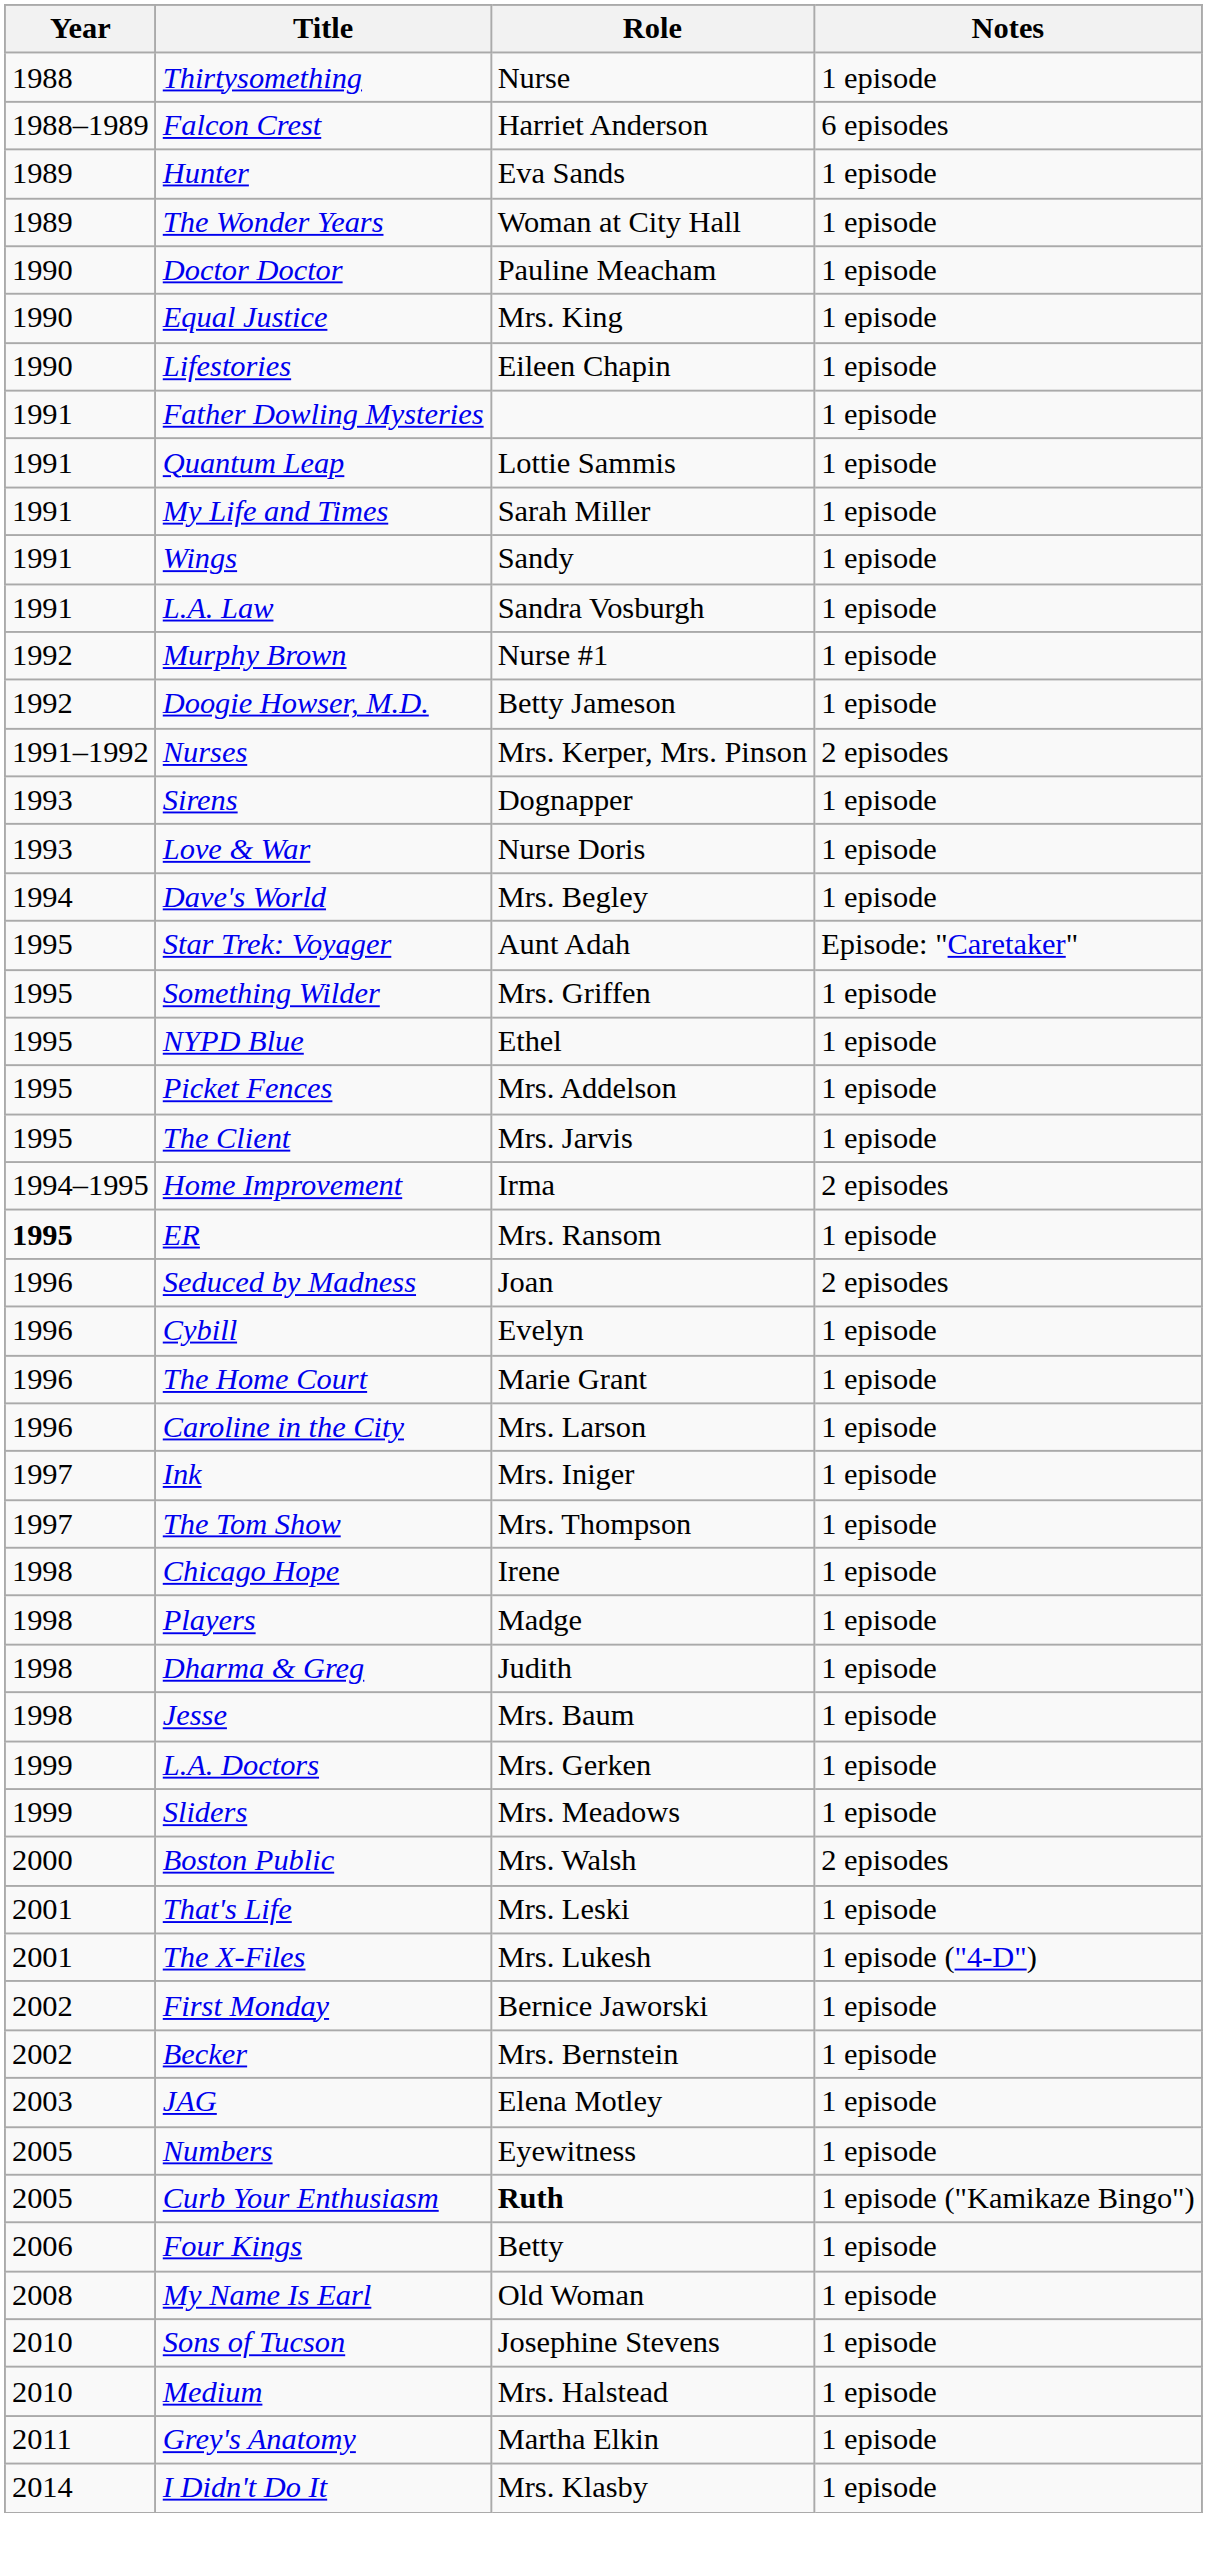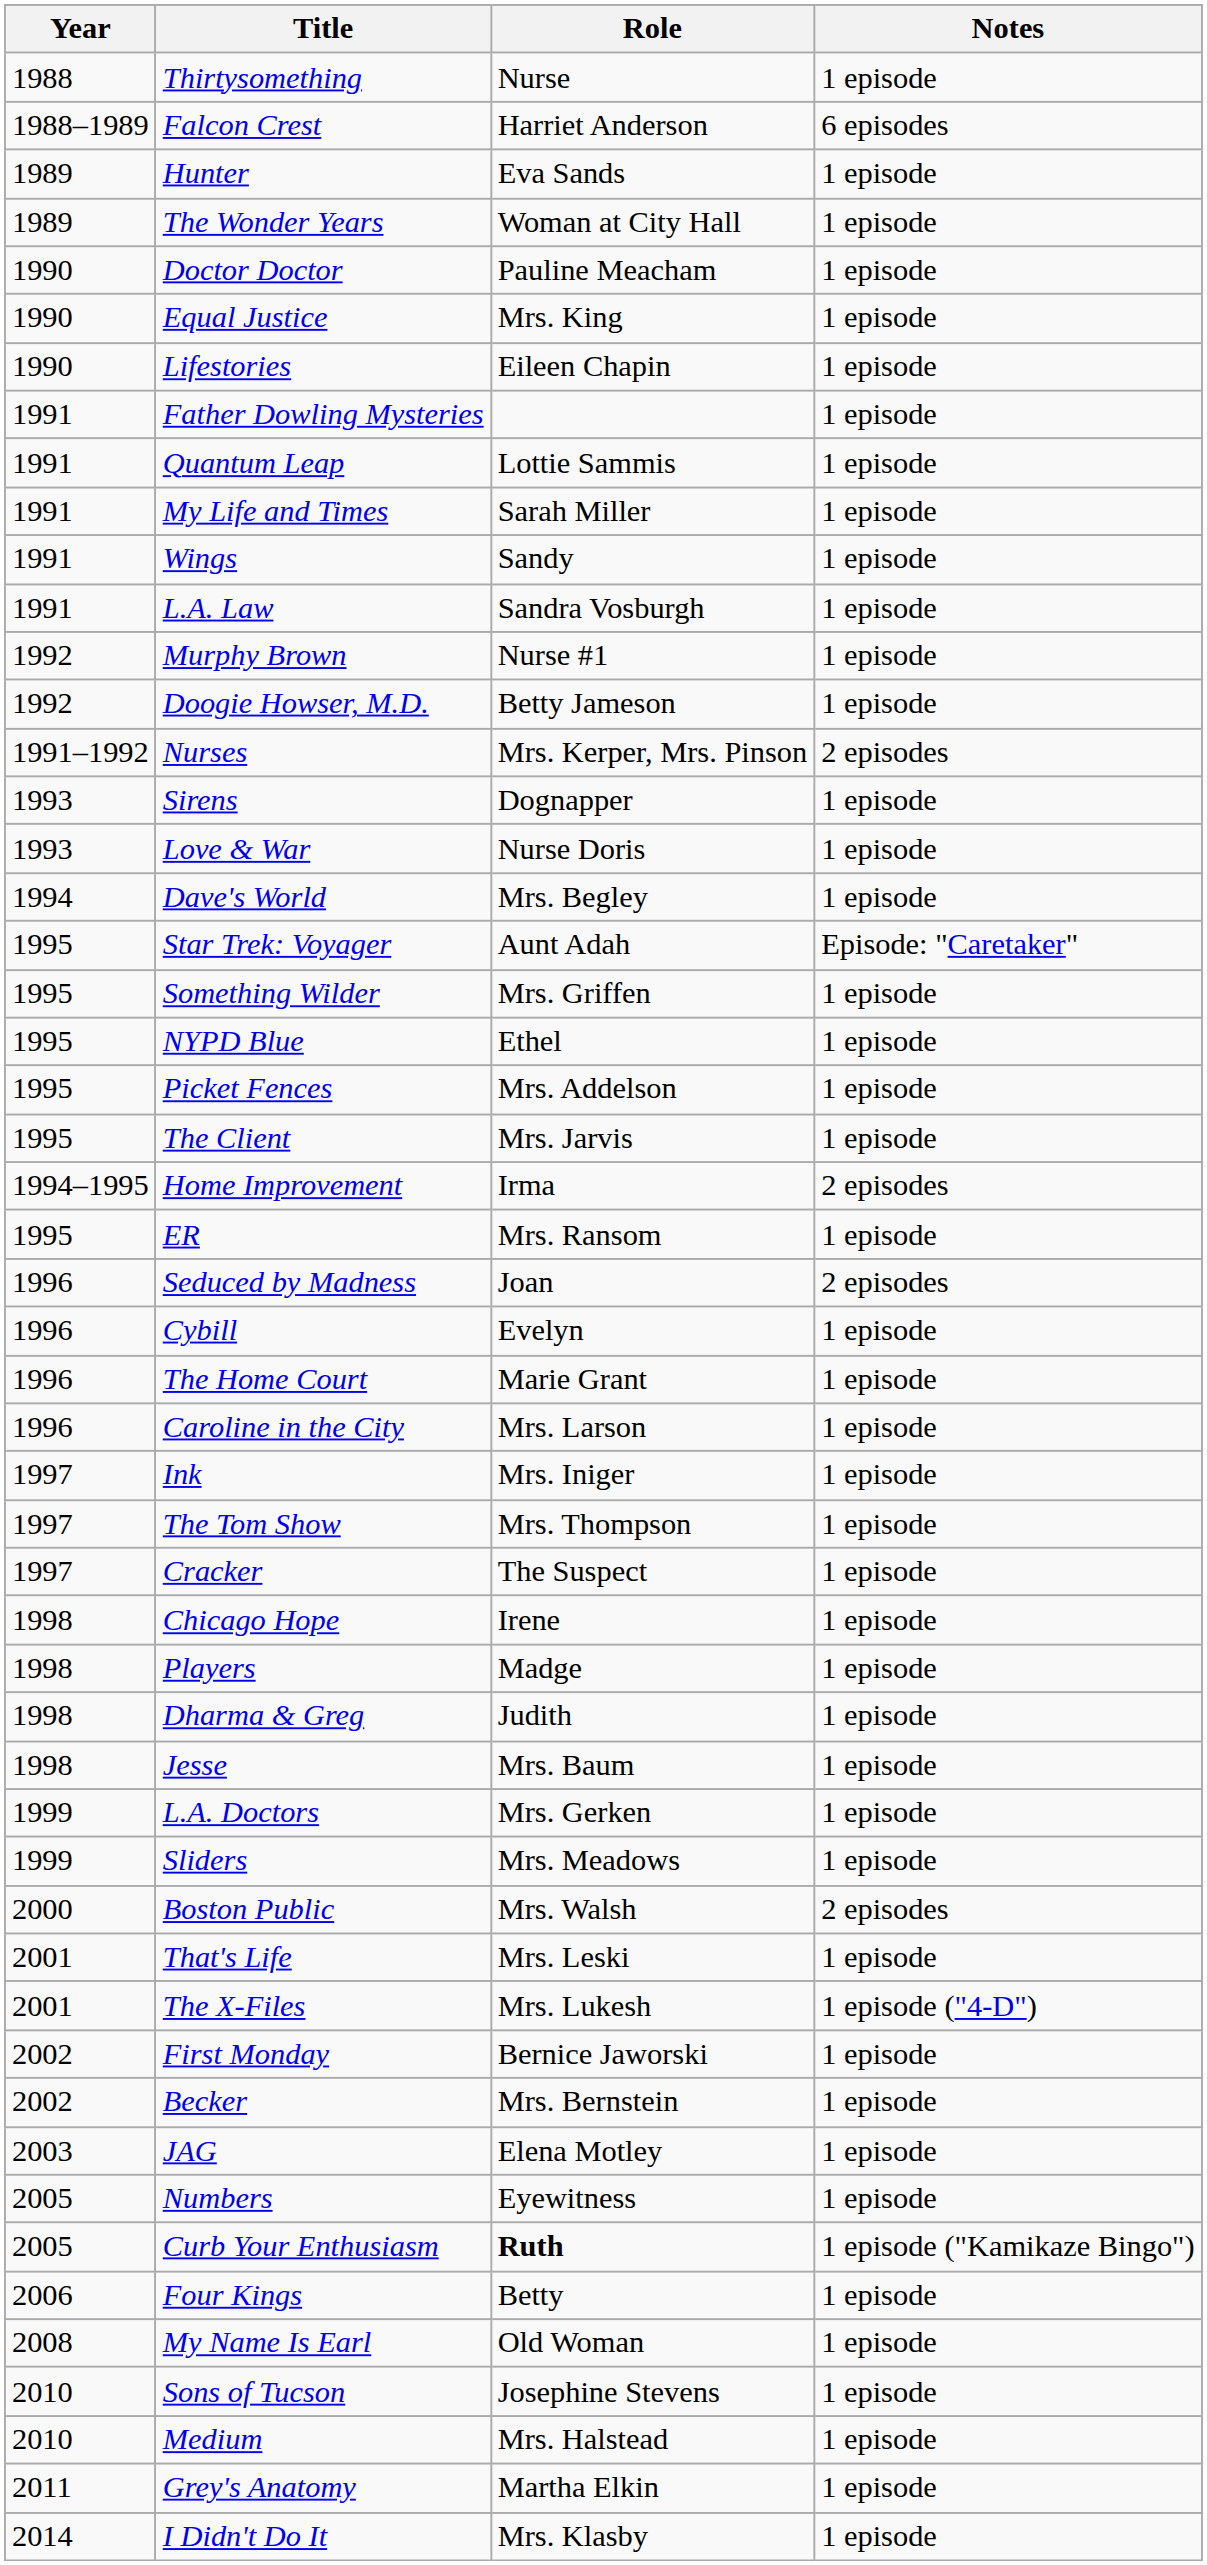(42, 1233) bold -> (42, 1233) normal
+ row: (213, 1571)
